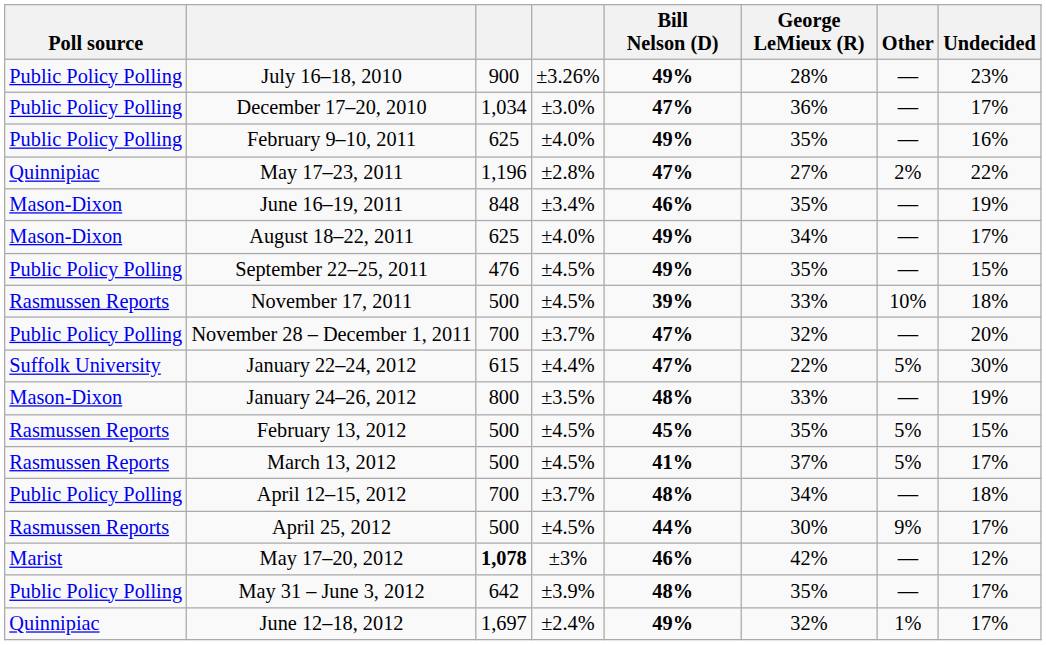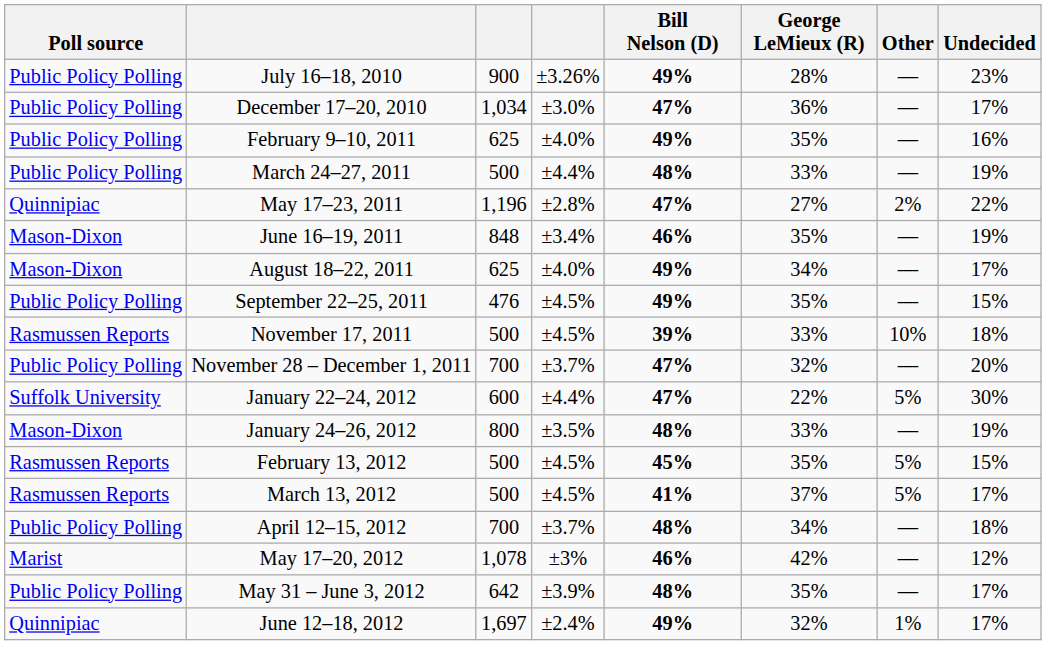+ row: (332, 172)
(504, 365) 615 -> (504, 397) 600
- row: (332, 526)
(504, 559) bold -> (504, 559) normal
